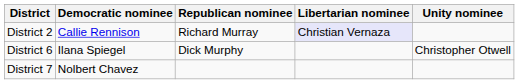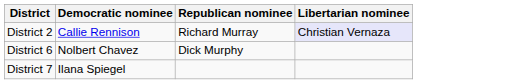- column: (463, 13)
(92, 50) Ilana Spiegel -> (98, 50) Nolbert Chavez
(98, 69) Nolbert Chavez -> (92, 69) Ilana Spiegel
